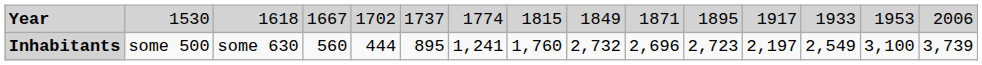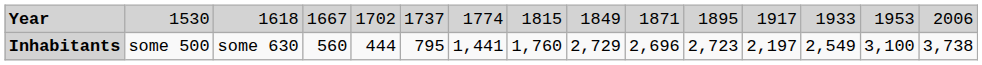(429, 46) 895 -> (429, 46) 795
(478, 46) 1,241 -> (478, 46) 1,441
(596, 46) 2,732 -> (596, 46) 2,729
(948, 46) 3,739 -> (948, 46) 3,738
